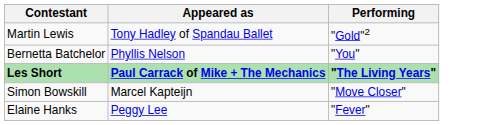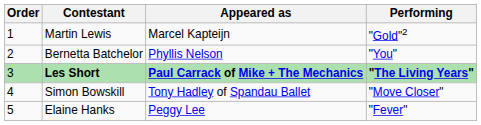+ column: (23, 13)
(192, 34) Tony Hadley of Spandau Ballet -> (189, 34) Marcel Kapteijn
(151, 92) Marcel Kapteijn -> (229, 92) Tony Hadley of Spandau Ballet
